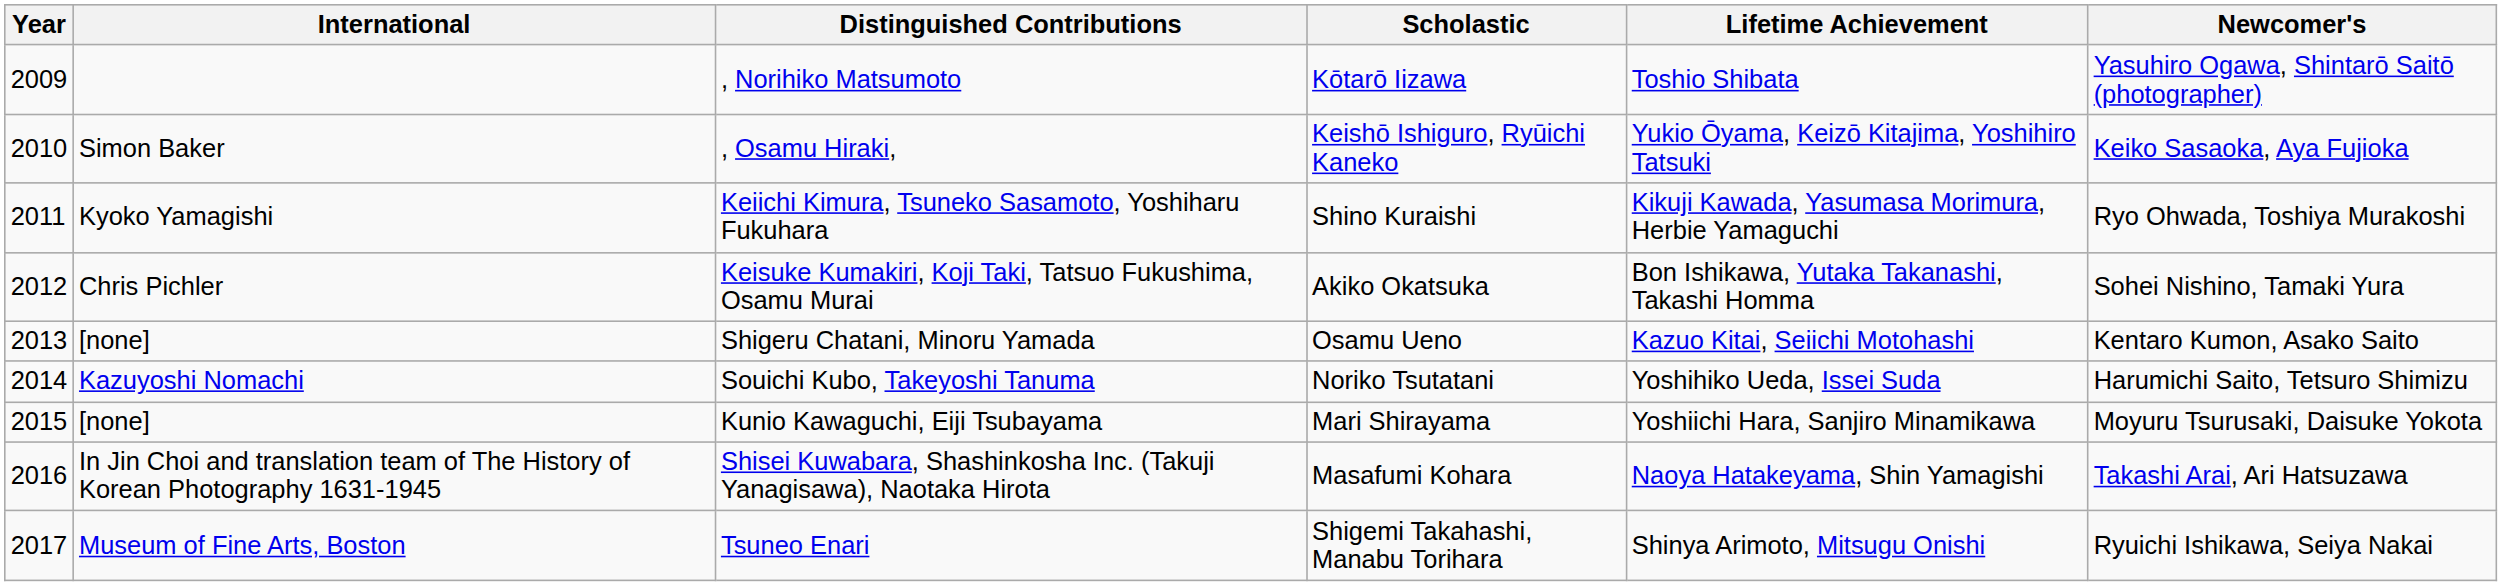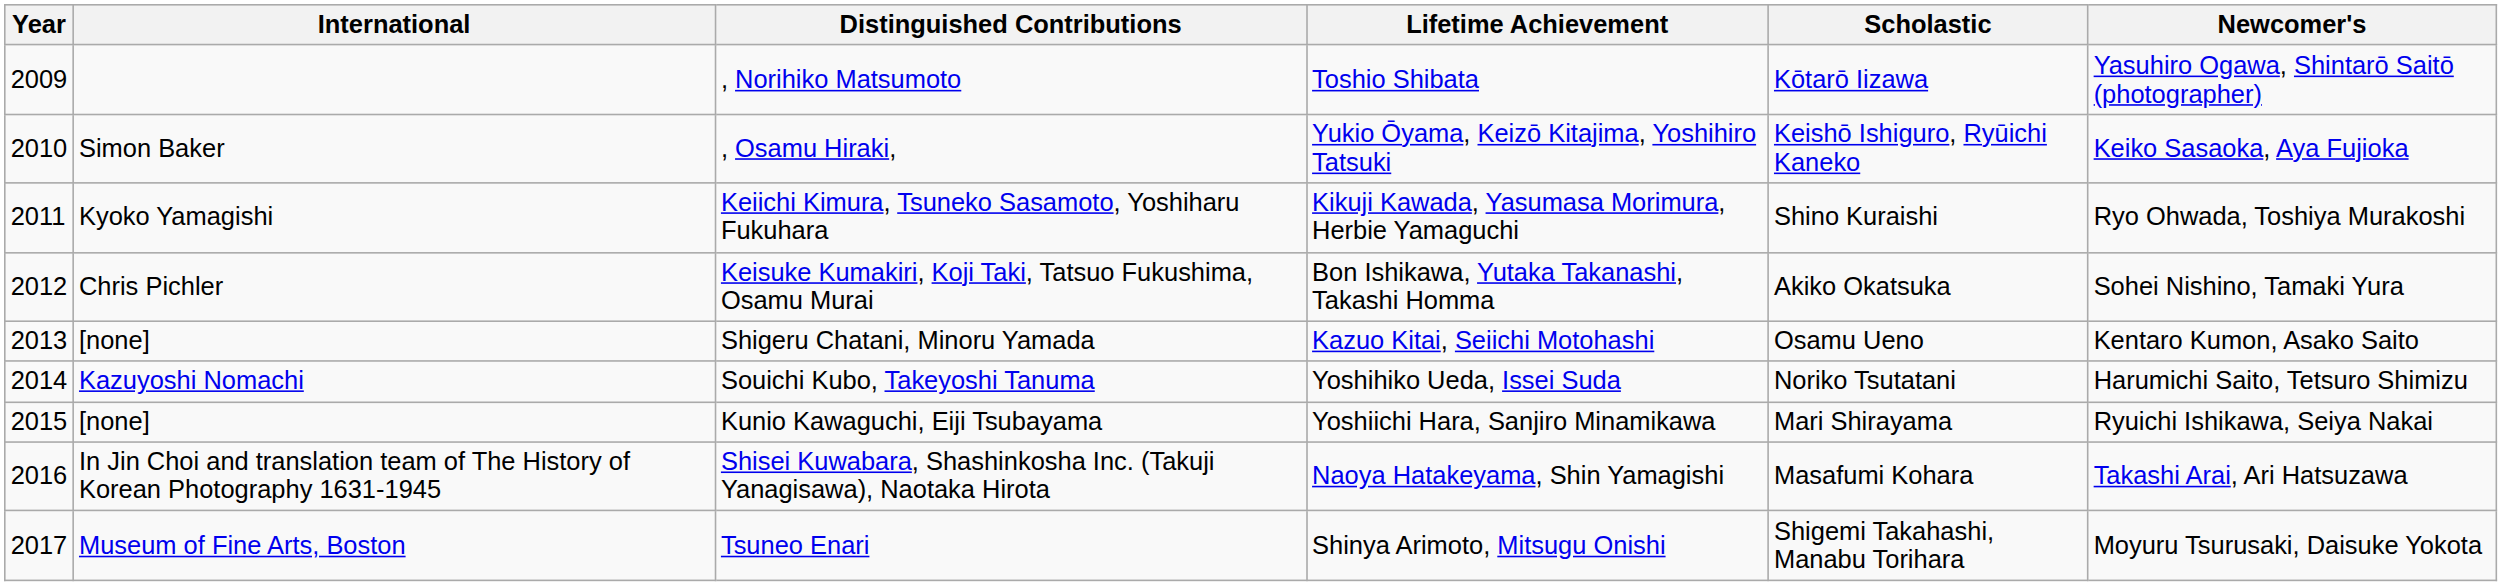columns swapped: (1857, 24) <-> (1466, 24)
(2288, 421) Moyuru Tsurusaki, Daisuke Yokota -> (2263, 421) Ryuichi Ishikawa, Seiya Nakai
(2263, 545) Ryuichi Ishikawa, Seiya Nakai -> (2288, 545) Moyuru Tsurusaki, Daisuke Yokota
